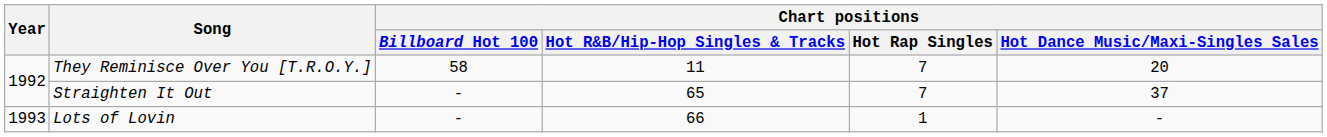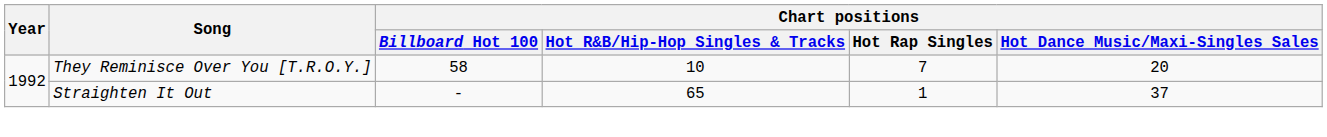(695, 68) 11 -> (695, 68) 10
(923, 94) 7 -> (923, 94) 1
- row: (114, 119)
